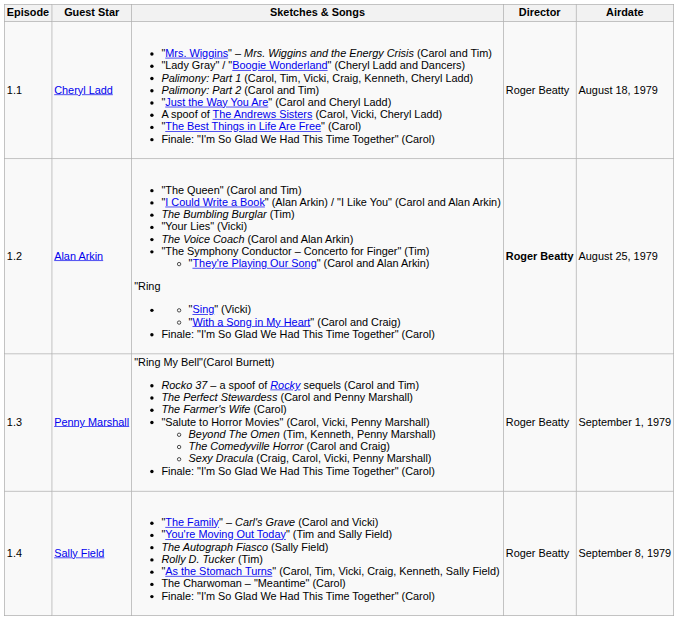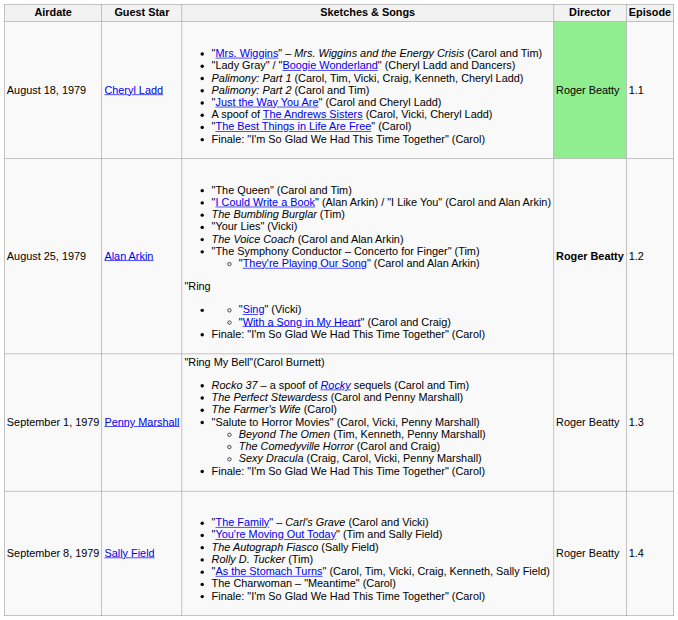columns swapped: (28, 13) <-> (625, 13)
(538, 90) no background -> (588, 90) lightgreen background
